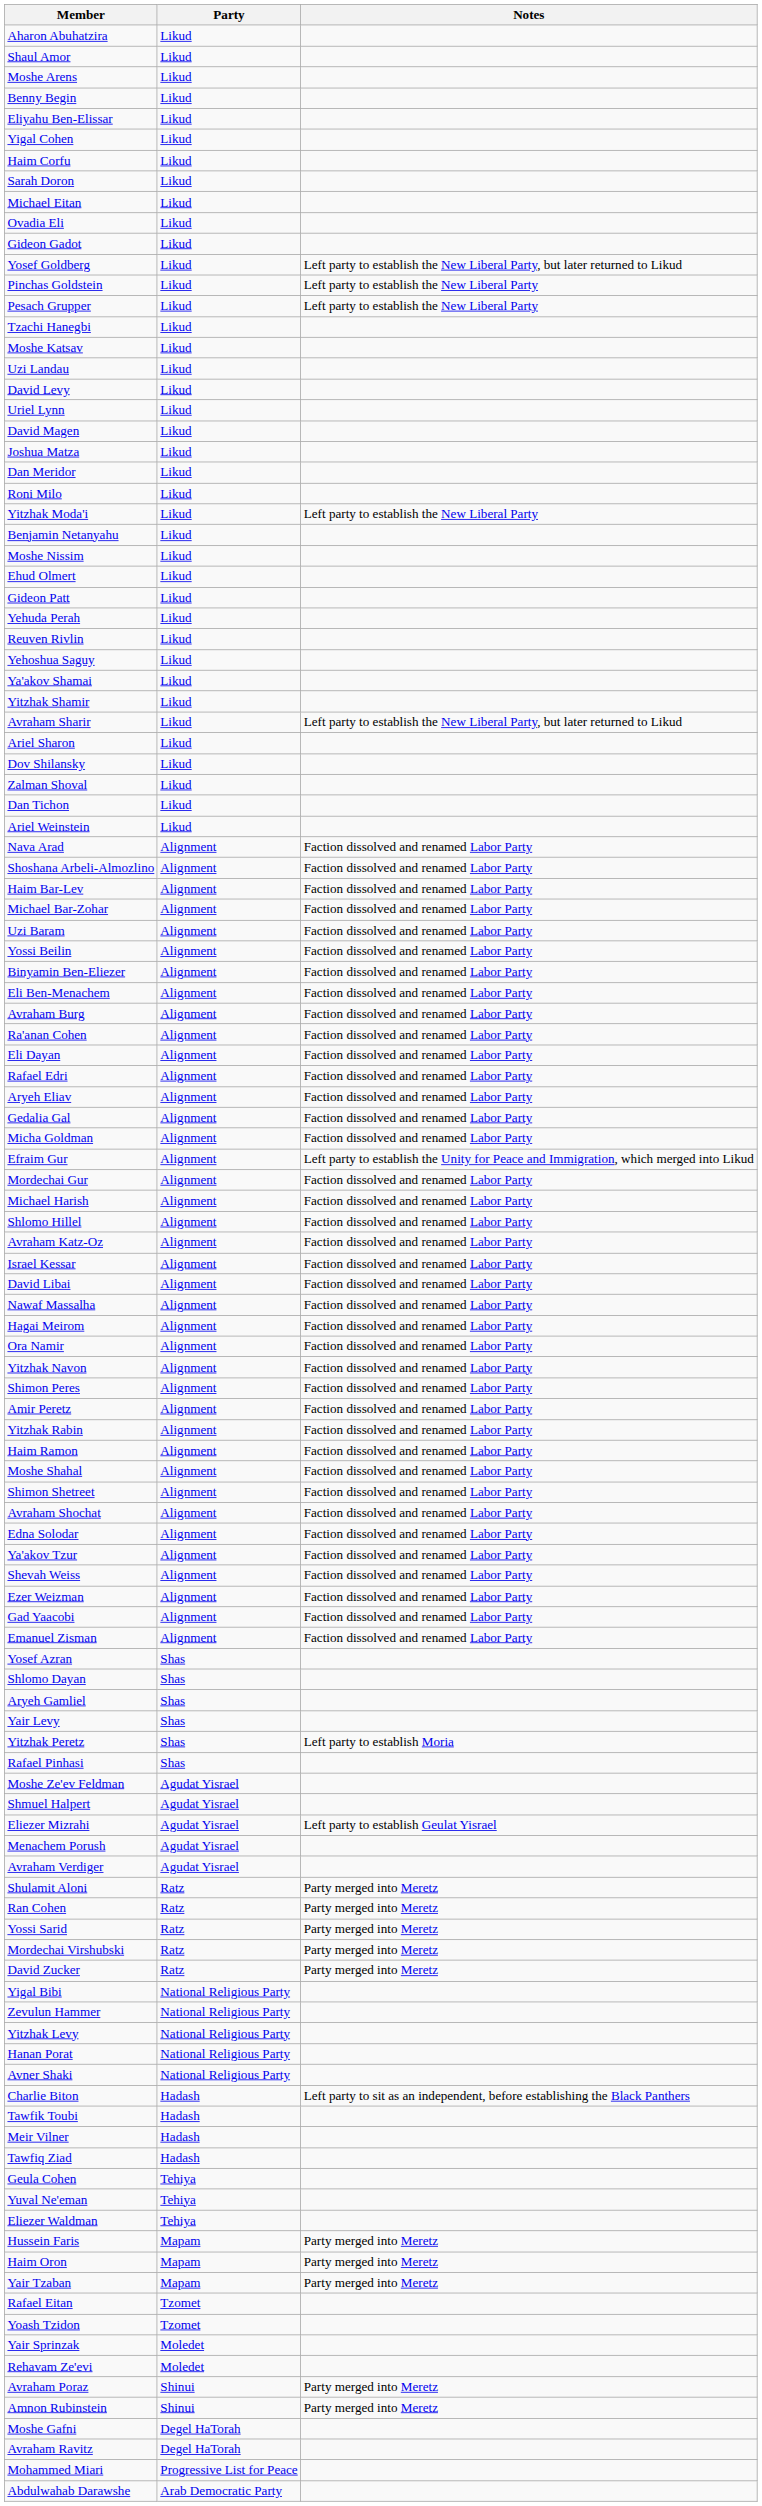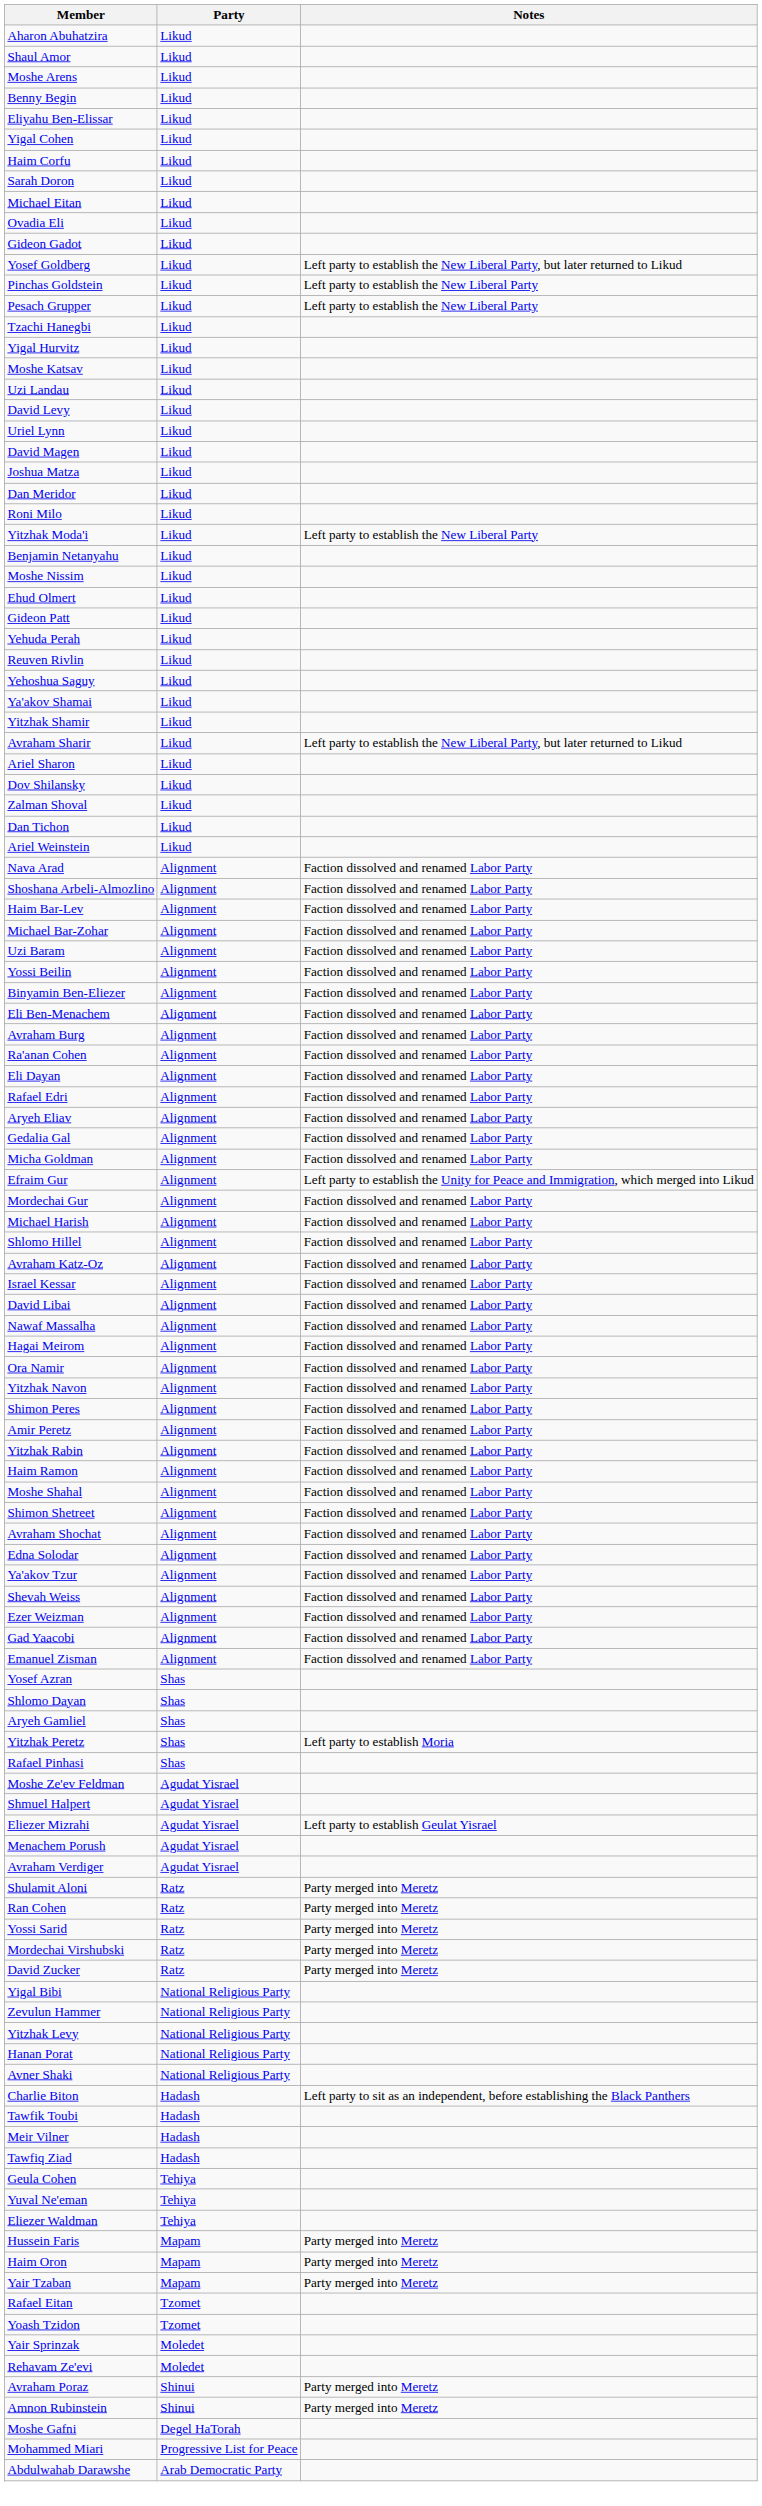+ row: (43, 347)
- row: (34, 1721)
- row: (50, 2449)
